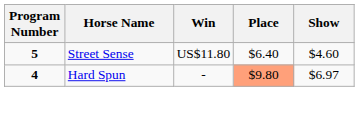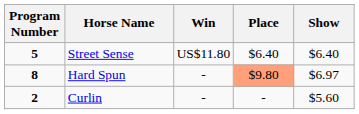(324, 53) $4.60 -> (324, 53) $6.40
(35, 75) 4 -> (35, 75) 8
+ row: (85, 98)
